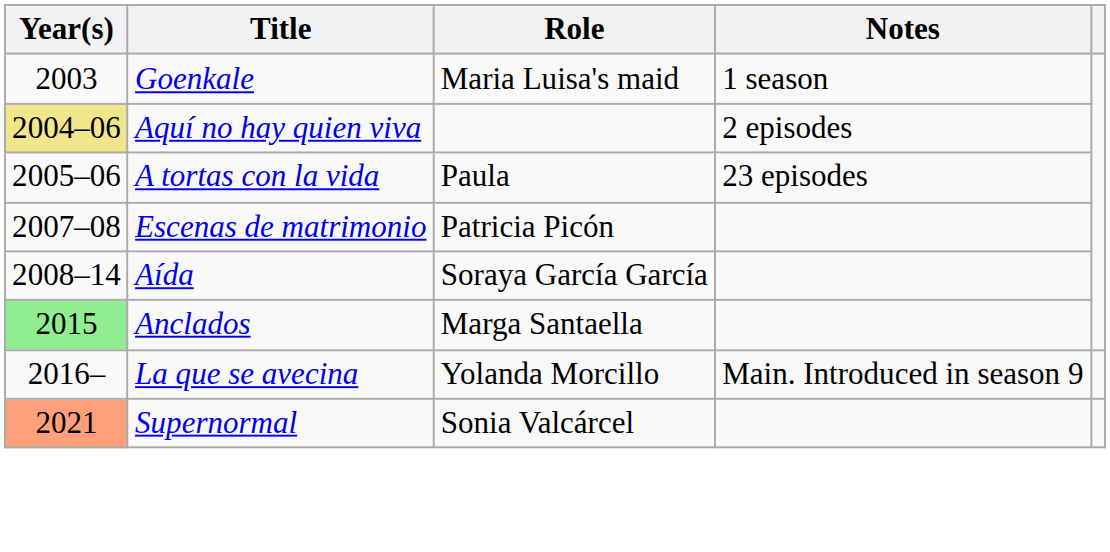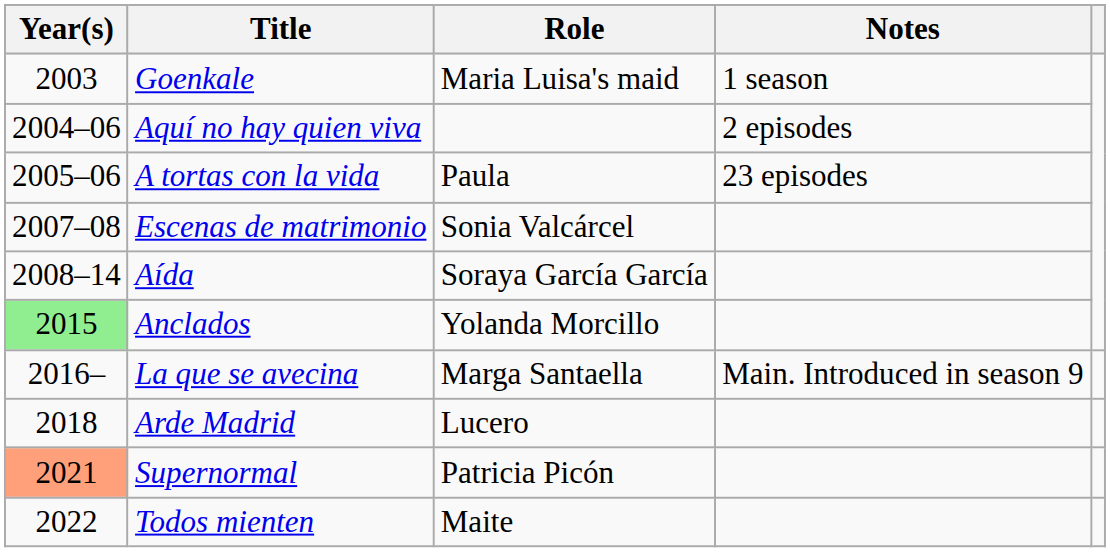(66, 127) khaki background -> (66, 127) no background
(527, 226) Patricia Picón -> (537, 226) Sonia Valcárcel
(542, 324) Marga Santaella -> (550, 324) Yolanda Morcillo
(550, 373) Yolanda Morcillo -> (542, 373) Marga Santaella
+ row: (215, 422)
(537, 422) Sonia Valcárcel -> (527, 472) Patricia Picón
+ row: (225, 521)
